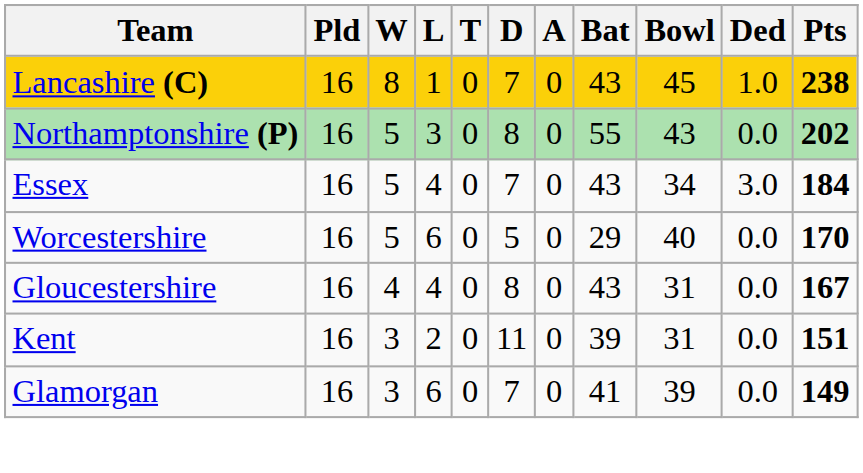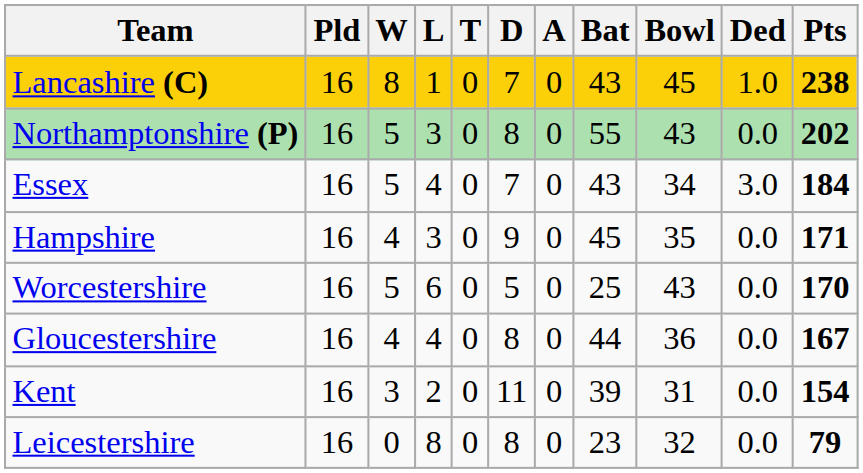+ row: (84, 236)
(605, 236) 29 -> (605, 287) 25
(680, 236) 40 -> (680, 287) 43
(605, 287) 43 -> (605, 339) 44
(680, 287) 31 -> (680, 339) 36
(825, 339) 151 -> (825, 390) 154
- row: (85, 390)
+ row: (104, 442)
